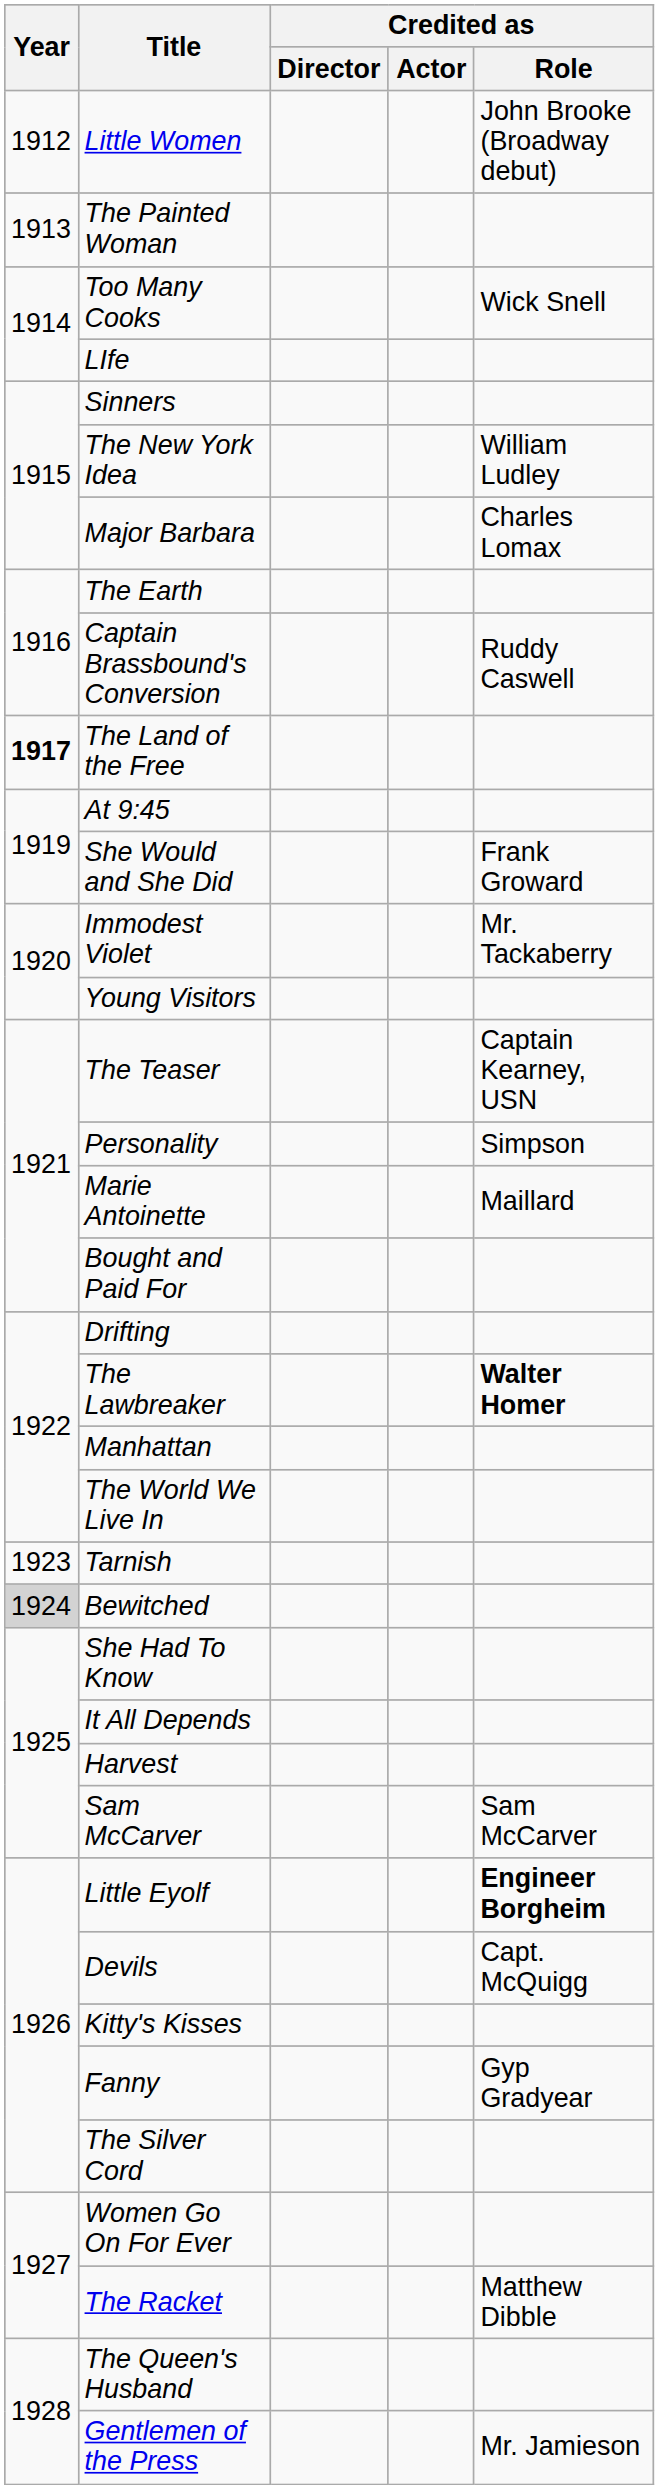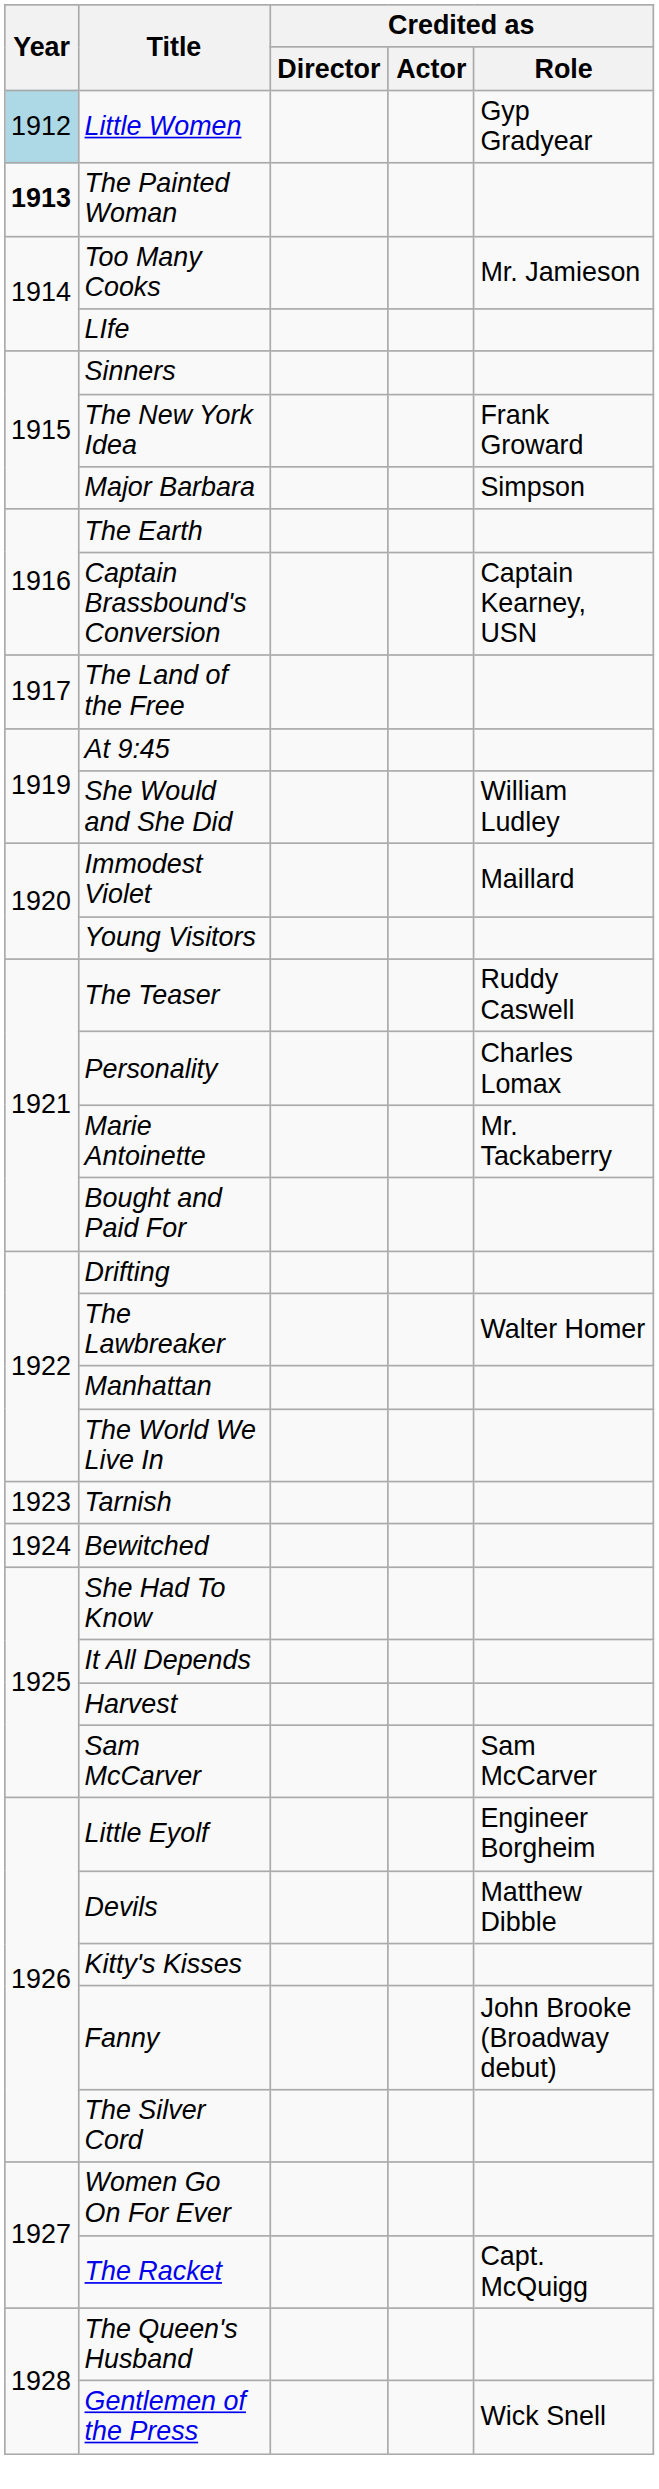(41, 141) no background -> (41, 126) lightblue background
(556, 141) John Brooke (Broadway debut) -> (536, 126) Gyp Gradyear
(41, 229) normal -> (41, 199) bold
(543, 302) Wick Snell -> (560, 271) Mr. Jamieson
(524, 460) William Ludley -> (532, 430) Frank Groward
(527, 533) Charles Lomax -> (533, 487) Simpson
(527, 663) Ruddy Caswell -> (533, 603) Captain Kearney, USN
(41, 751) bold -> (41, 691) normal
(532, 867) Frank Groward -> (524, 806) William Ludley
(546, 940) Mr. Tackaberry -> (527, 879) Maillard
(533, 1070) Captain Kearney, USN -> (527, 995) Ruddy Caswell
(533, 1143) Simpson -> (527, 1068) Charles Lomax
(527, 1201) Maillard -> (546, 1140) Mr. Tackaberry
(523, 1389) bold -> (563, 1329) normal
(41, 1605) lightgrey background -> (41, 1545) no background
(543, 1894) bold -> (538, 1833) normal
(534, 1967) Capt. McQuigg -> (531, 1906) Matthew Dibble
(536, 2082) Gyp Gradyear -> (556, 2037) John Brooke (Broadway debut)
(531, 2301) Matthew Dibble -> (534, 2271) Capt. McQuigg
(560, 2447) Mr. Jamieson -> (543, 2416) Wick Snell
